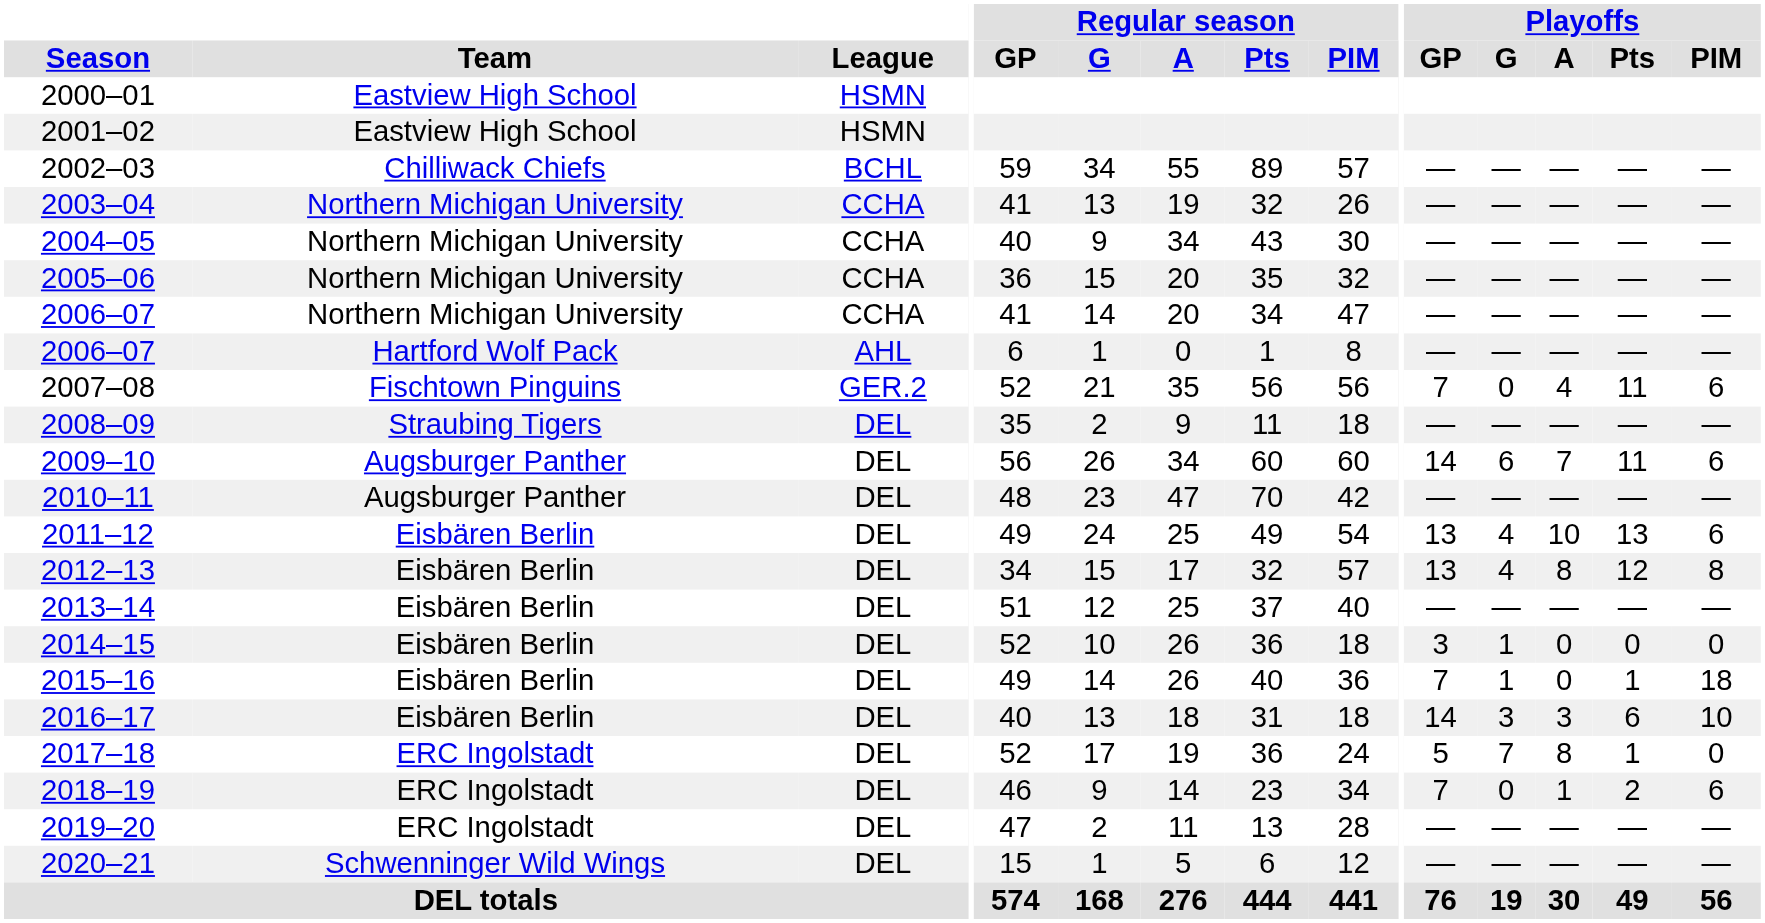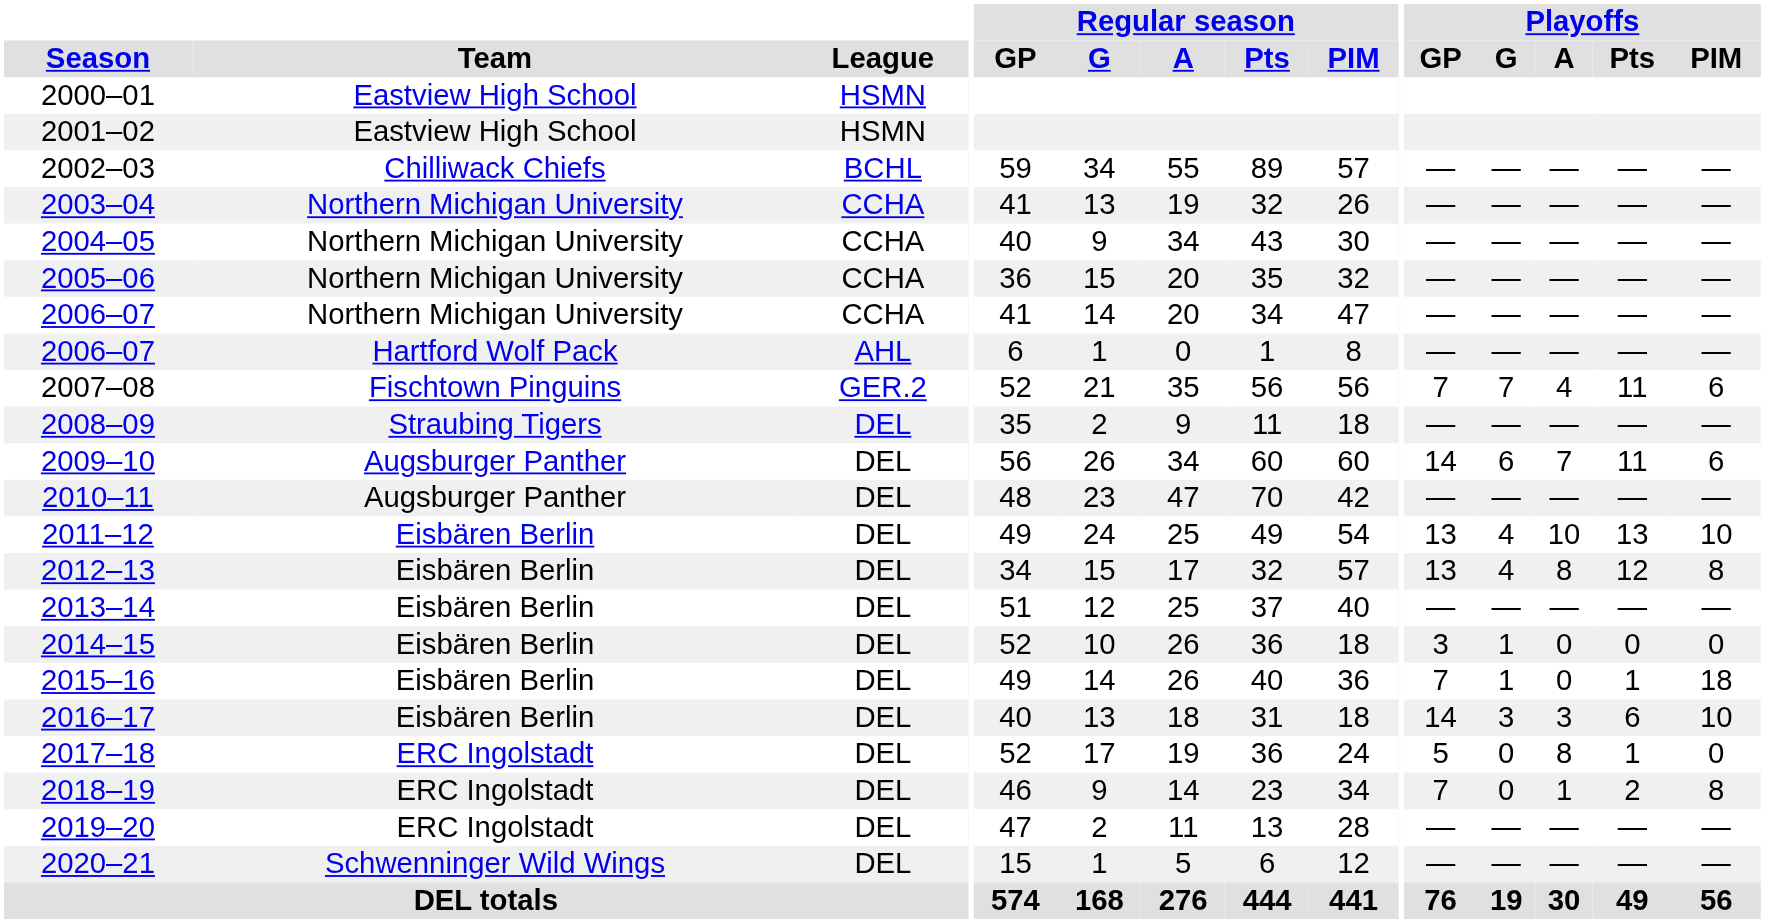(1506, 387) 0 -> (1506, 387) 7
(1716, 534) 6 -> (1716, 534) 10
(1506, 753) 7 -> (1506, 753) 0
(1716, 790) 6 -> (1716, 790) 8
